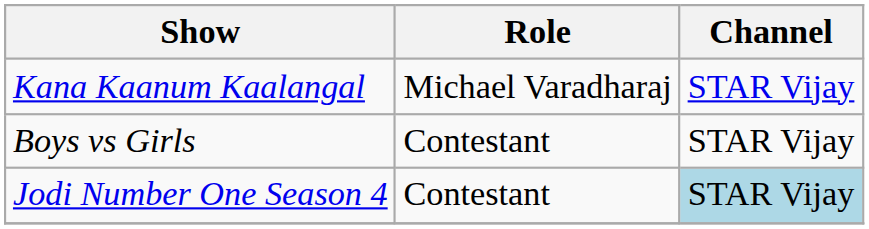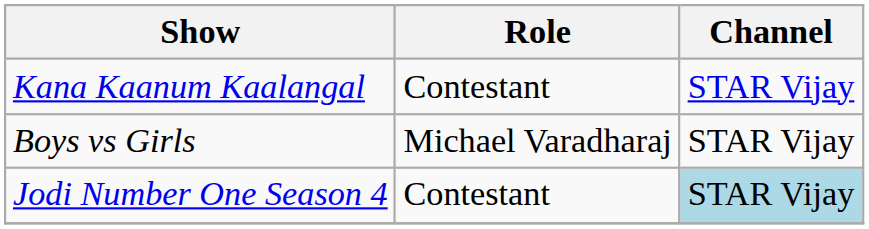(538, 85) Michael Varadharaj -> (477, 85) Contestant
(477, 140) Contestant -> (538, 140) Michael Varadharaj
